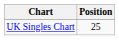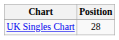(96, 27) 25 -> (96, 27) 28
